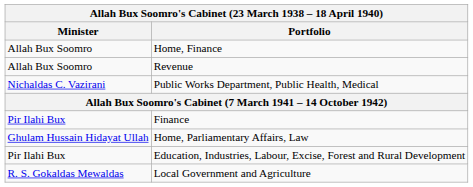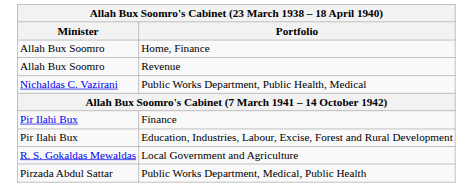- row: (231, 137)
+ row: (254, 173)
